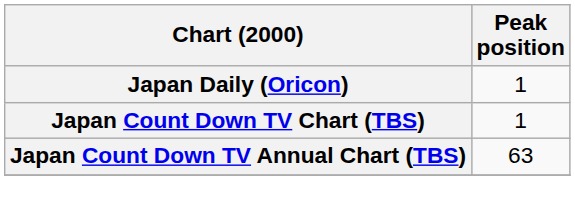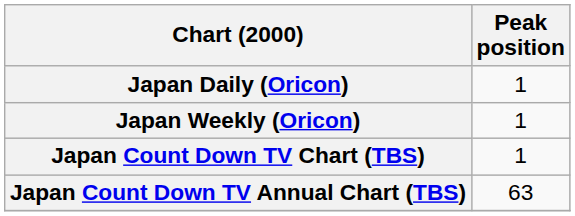+ row: (238, 120)
